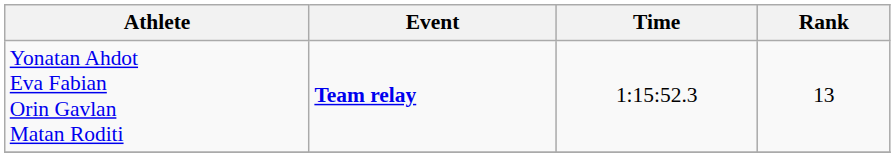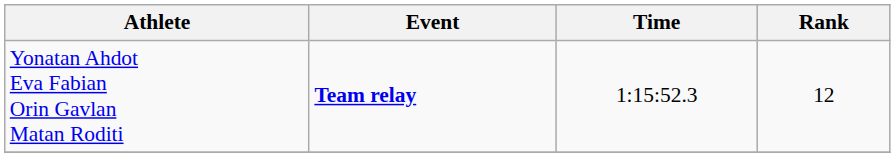(824, 95) 13 -> (824, 95) 12
